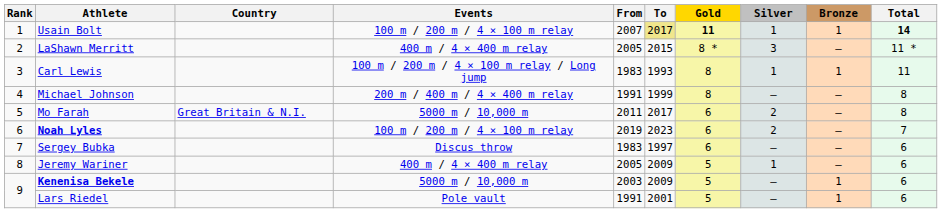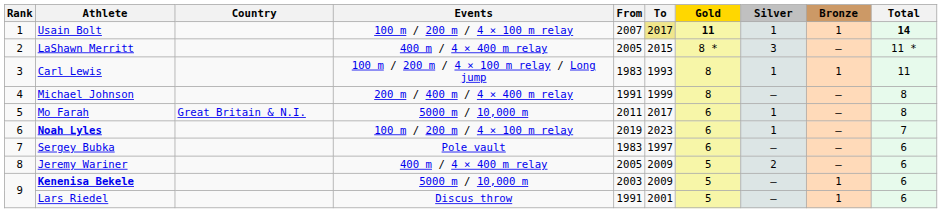(773, 112) 2 -> (773, 112) 1
(773, 130) 2 -> (773, 130) 1
(474, 147) Discus throw -> (474, 147) Pole vault
(773, 164) 1 -> (773, 164) 2
(474, 199) Pole vault -> (474, 199) Discus throw
